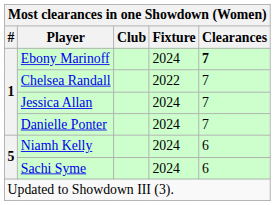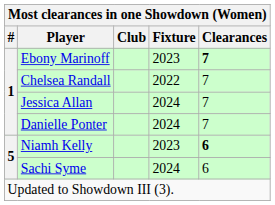(166, 59) 2024 -> (166, 59) 2023
(166, 146) 2024 -> (166, 146) 2023
(205, 146) normal -> (205, 146) bold
